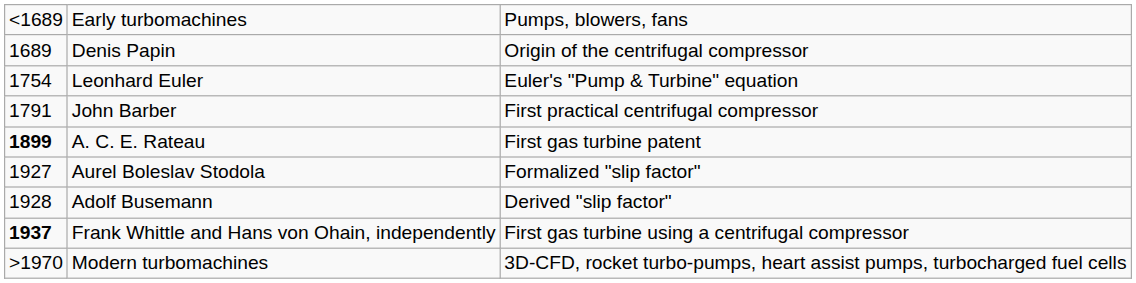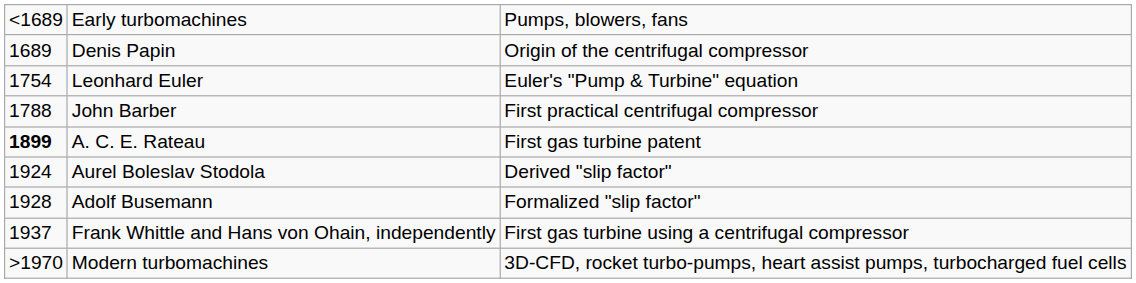(30, 111) 1791 -> (30, 111) 1788
(30, 171) 1927 -> (30, 171) 1924
(602, 171) Formalized "slip factor" -> (588, 171) Derived "slip factor"
(588, 202) Derived "slip factor" -> (602, 202) Formalized "slip factor"
(30, 232) bold -> (30, 232) normal
